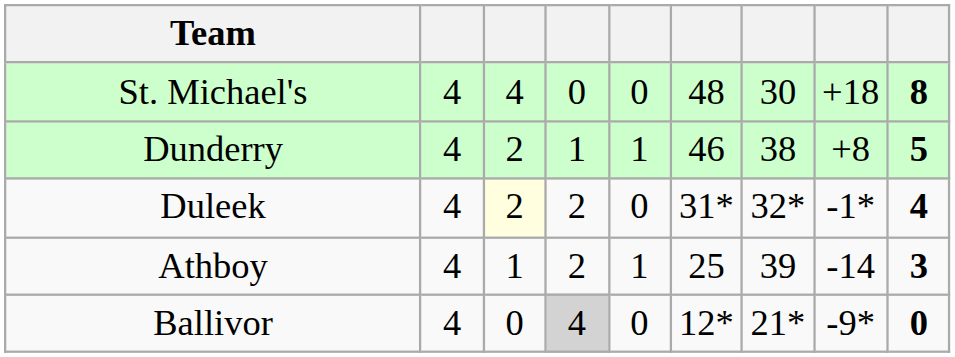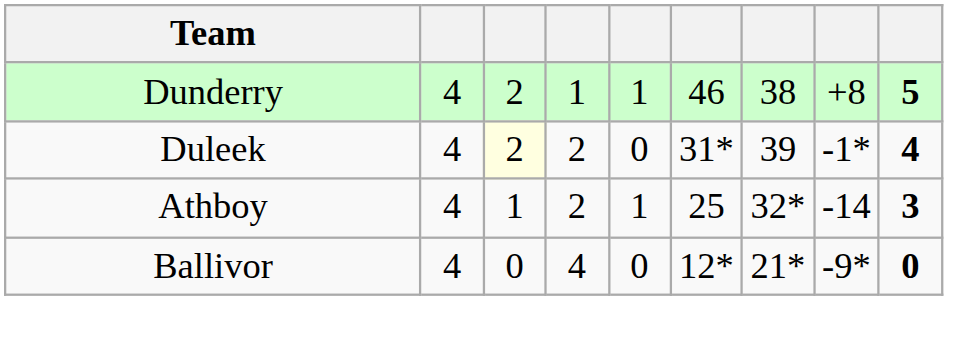- row: (213, 91)
(778, 206) 32* -> (778, 149) 39
(778, 264) 39 -> (778, 206) 32*
(577, 322) lightgrey background -> (577, 264) no background
